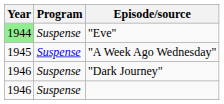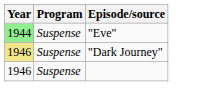- row: (152, 52)
(19, 71) no background -> (19, 52) khaki background
